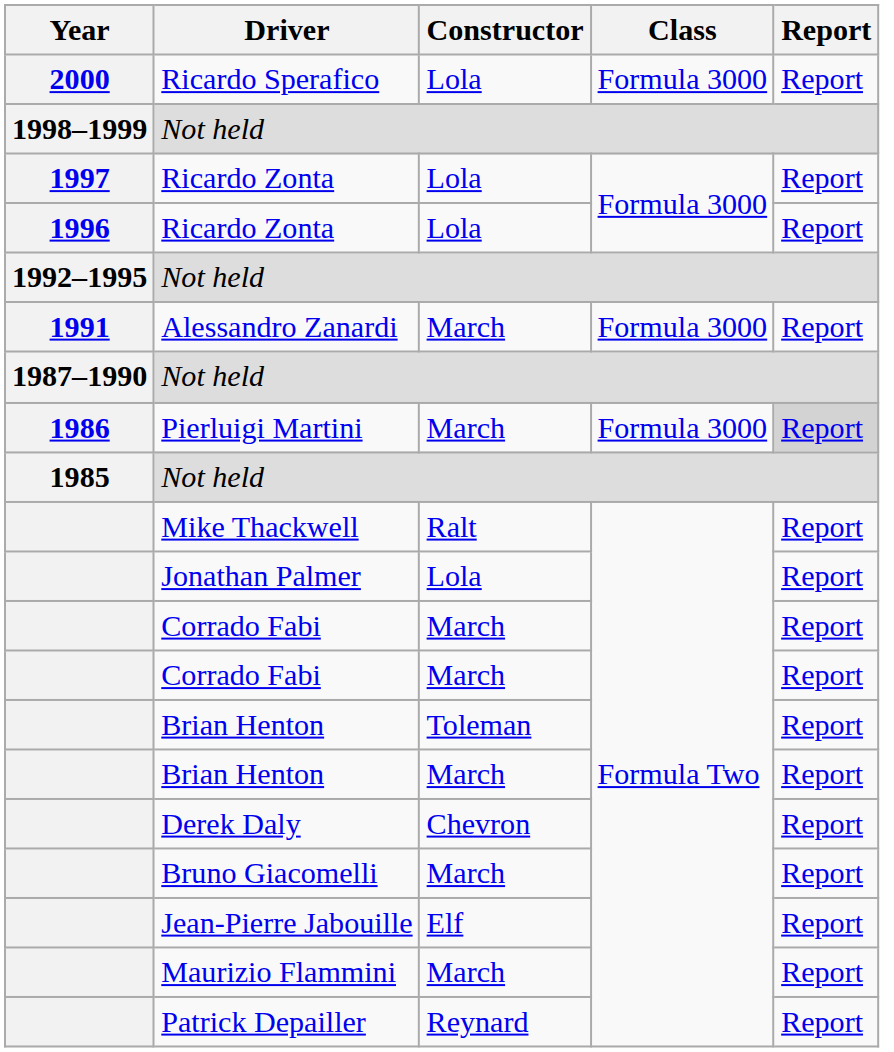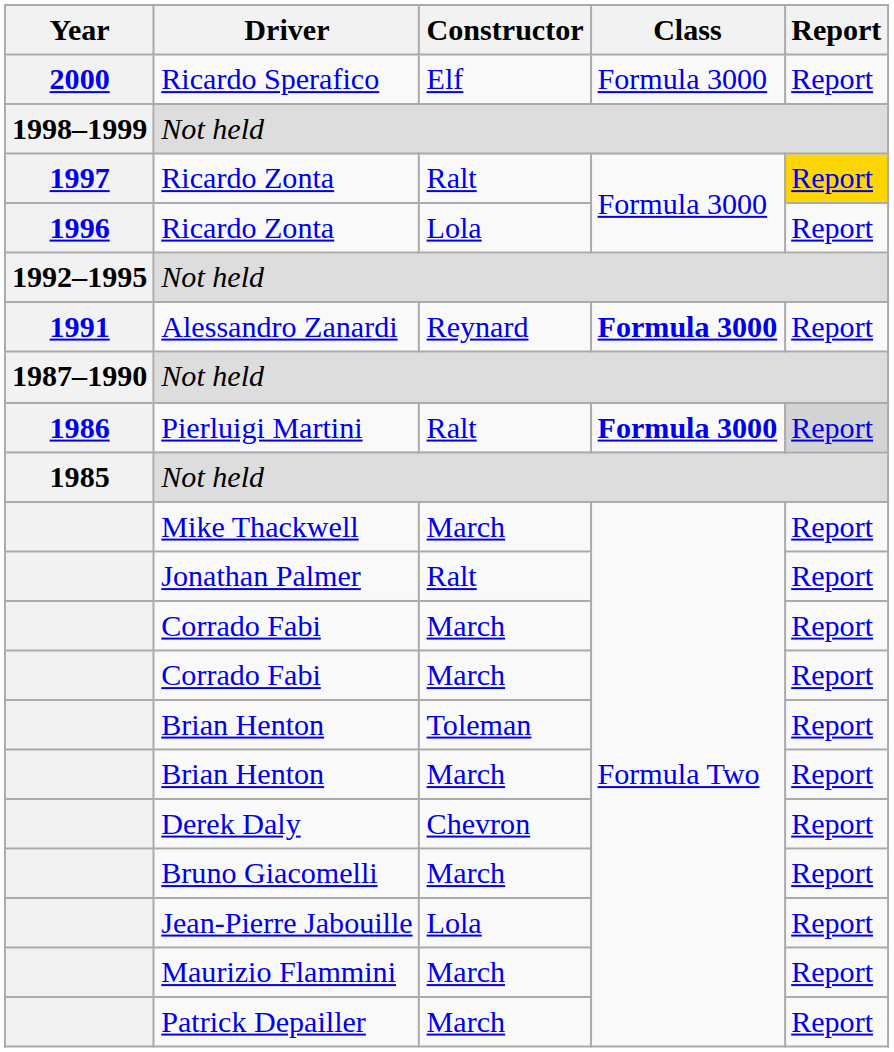(454, 79) Lola -> (445, 79) Elf
(454, 178) Lola -> (452, 178) Ralt
(822, 178) no background -> (832, 178) gold background
(466, 327) March -> (478, 327) Reynard
(682, 327) normal -> (687, 327) bold
(466, 426) March -> (452, 426) Ralt
(682, 426) normal -> (687, 426) bold
(452, 525) Ralt -> (466, 525) March
(454, 575) Lola -> (452, 575) Ralt
(445, 922) Elf -> (454, 922) Lola
(478, 1021) Reynard -> (466, 1021) March
